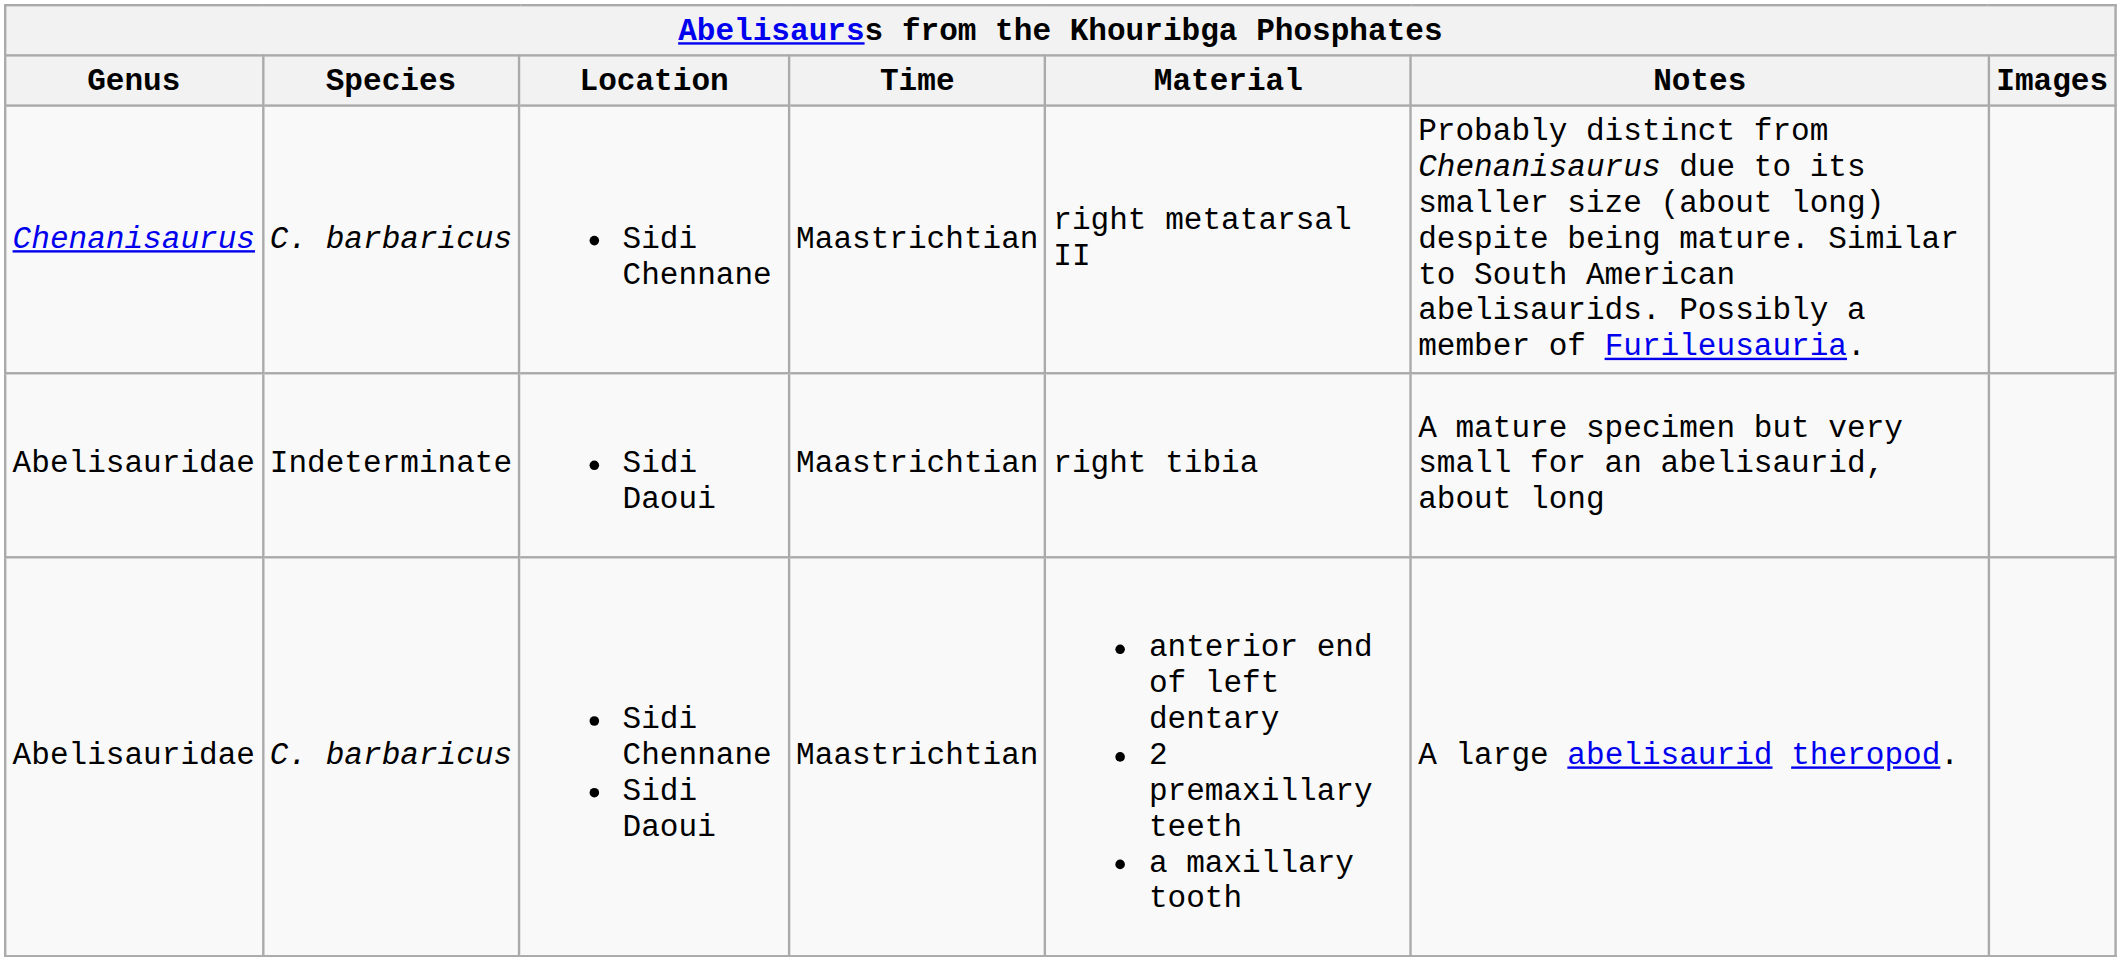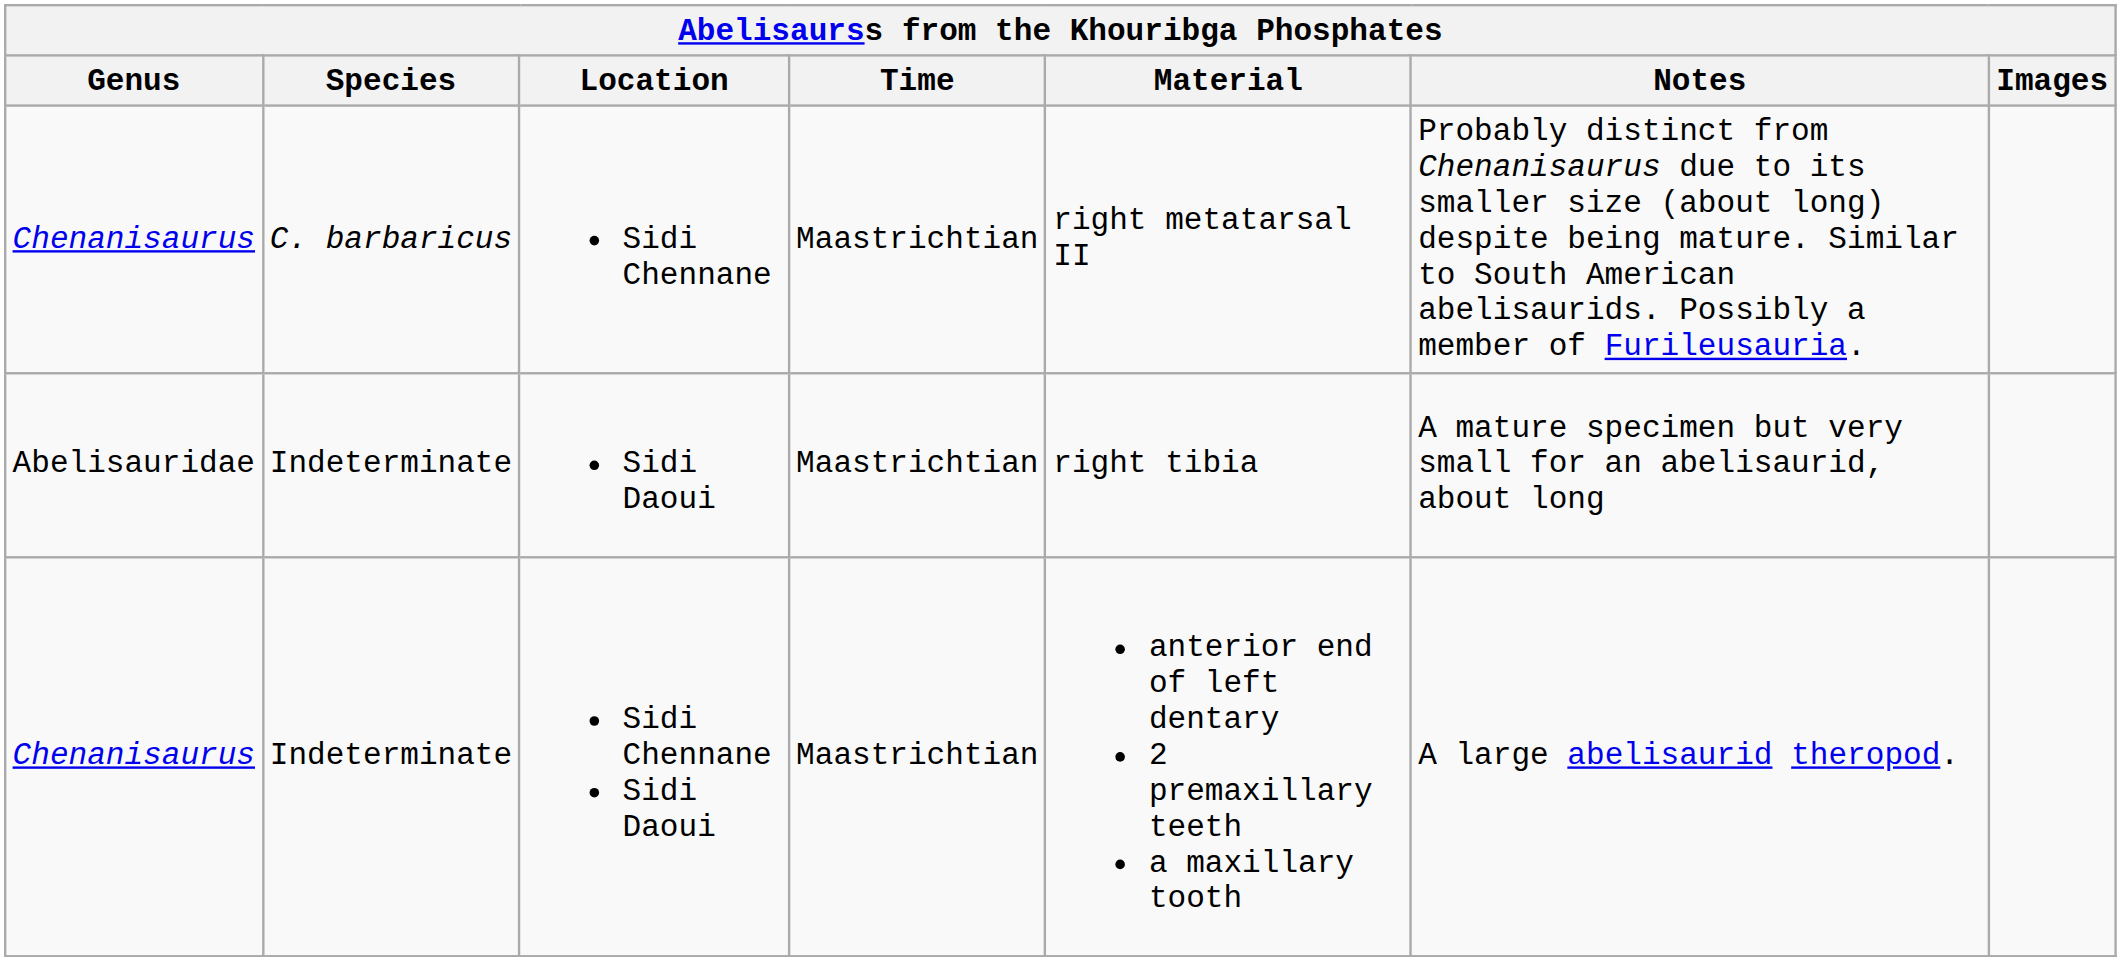(134, 756) Abelisauridae -> (134, 756) Chenanisaurus
(391, 756) C. barbaricus -> (391, 756) Indeterminate
